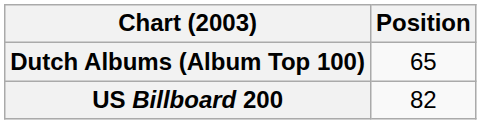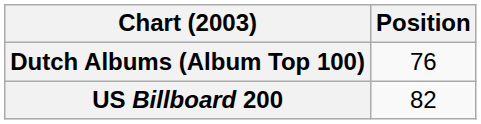(423, 61) 65 -> (423, 61) 76
